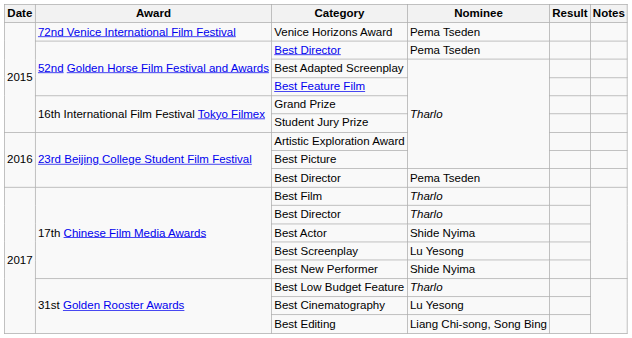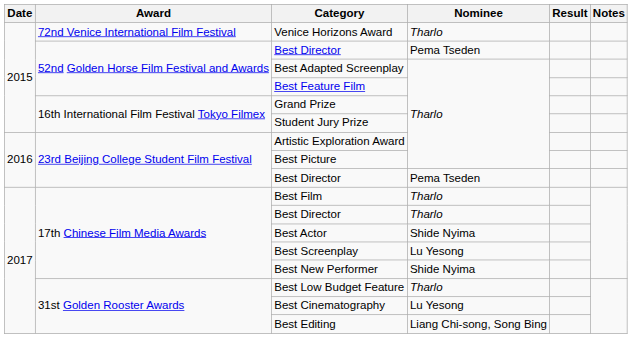(445, 31) Pema Tseden -> (426, 31) Tharlo
